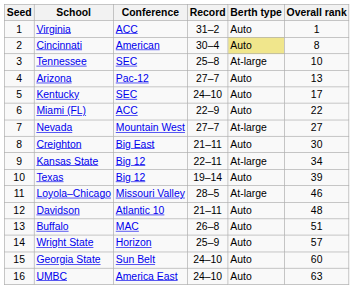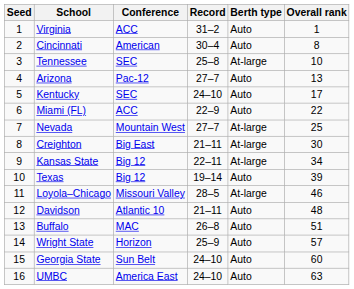(241, 45) khaki background -> (241, 45) no background
(317, 128) 27 -> (317, 128) 25
(241, 144) Auto -> (249, 144) At-large
